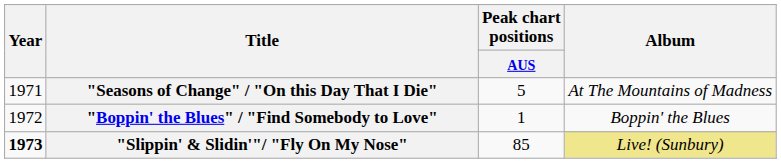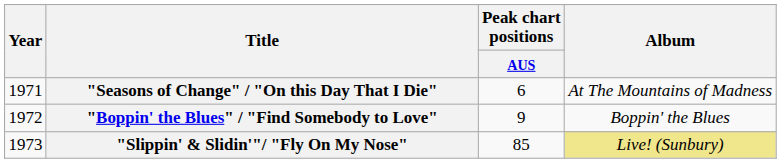(521, 90) 5 -> (521, 90) 6
(521, 117) 1 -> (521, 117) 9
(25, 144) bold -> (25, 144) normal
